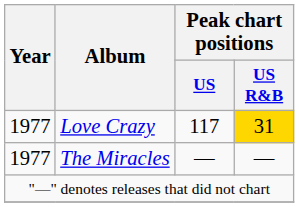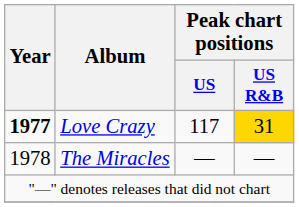(30, 126) normal -> (30, 126) bold
(30, 158) 1977 -> (30, 158) 1978
